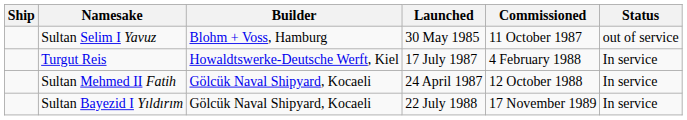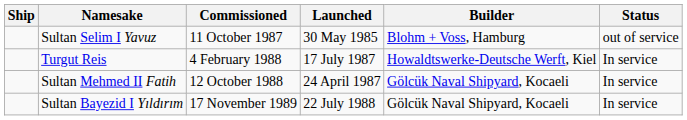columns swapped: (294, 15) <-> (543, 15)
